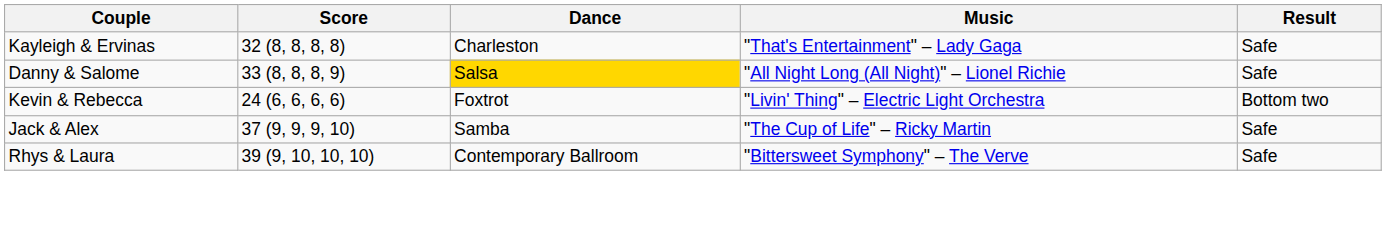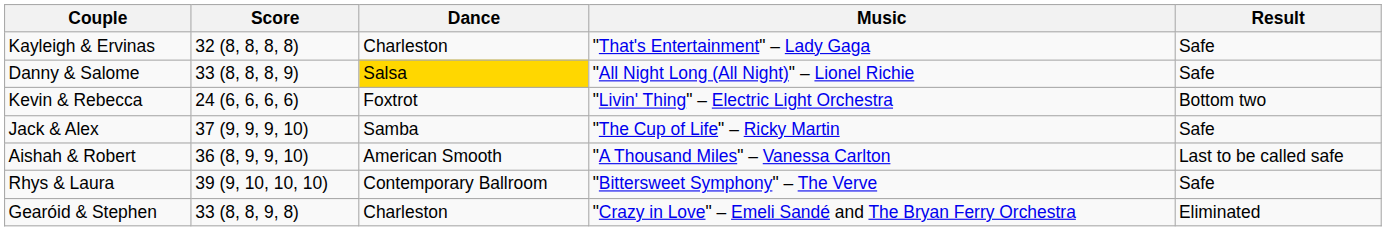+ row: (72, 156)
+ row: (83, 211)
